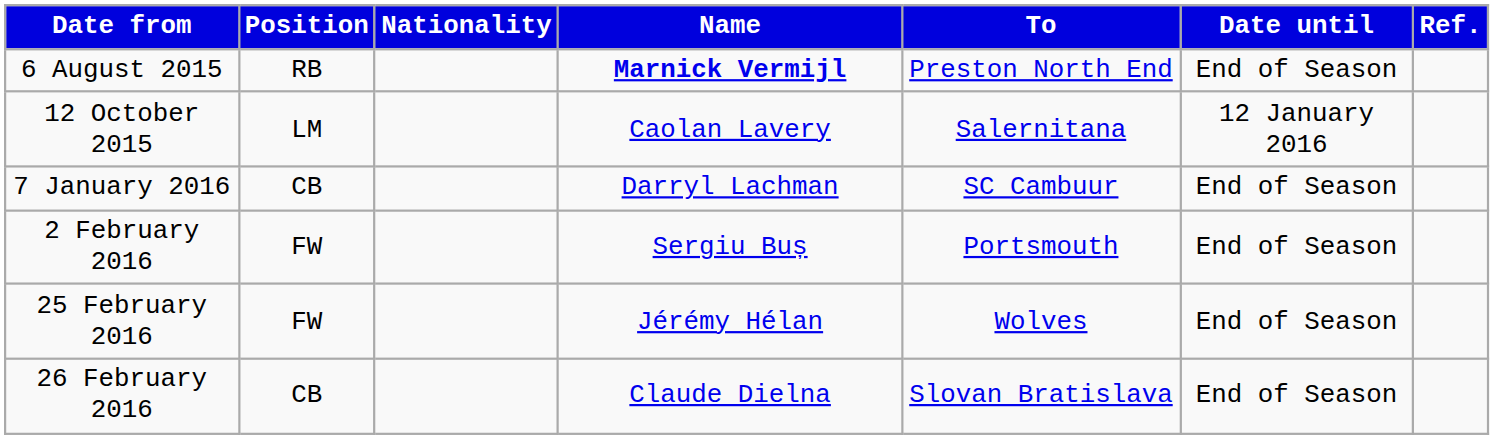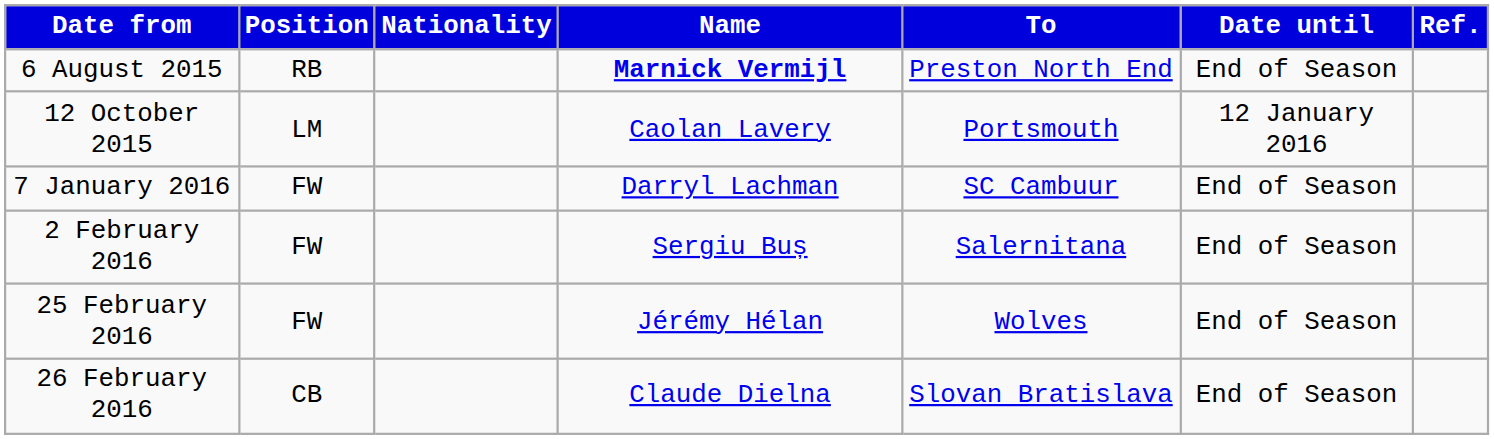(1041, 129) Salernitana -> (1041, 129) Portsmouth
(307, 188) CB -> (307, 188) FW
(1041, 247) Portsmouth -> (1041, 247) Salernitana
